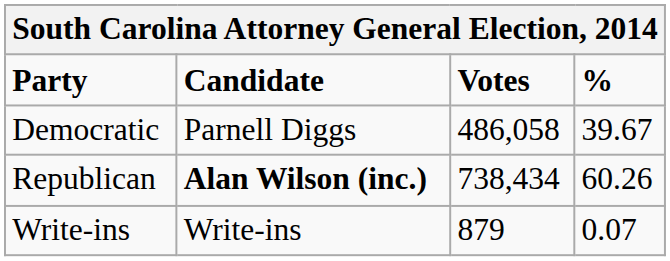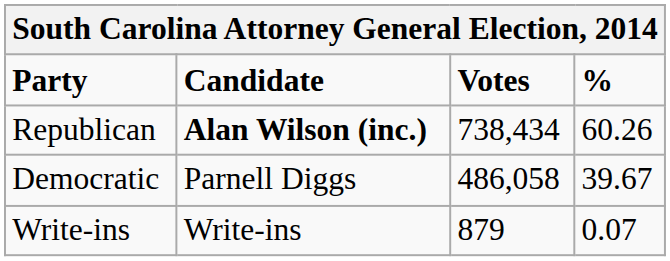rows swapped: (84, 179) <-> (86, 129)
